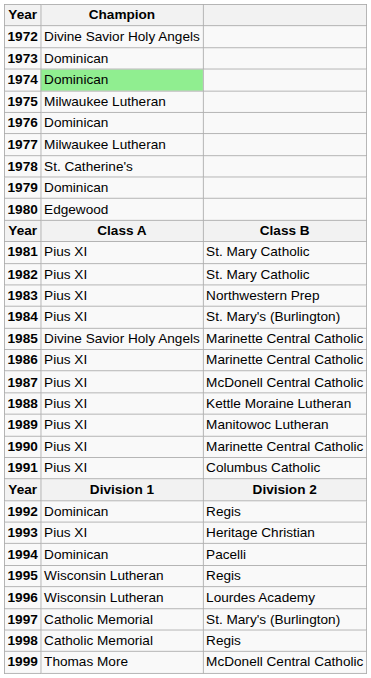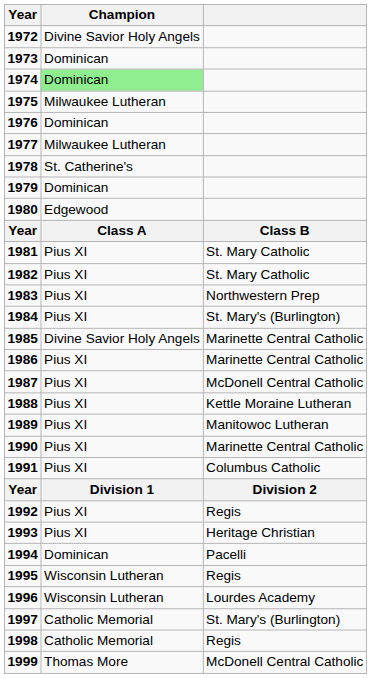(76, 511) Dominican -> (66, 511) Pius XI
